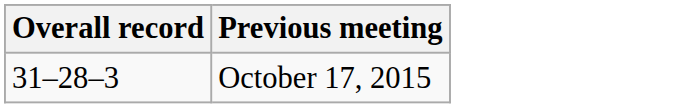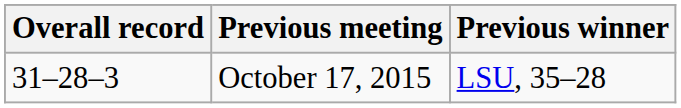+ column: (563, 28)
